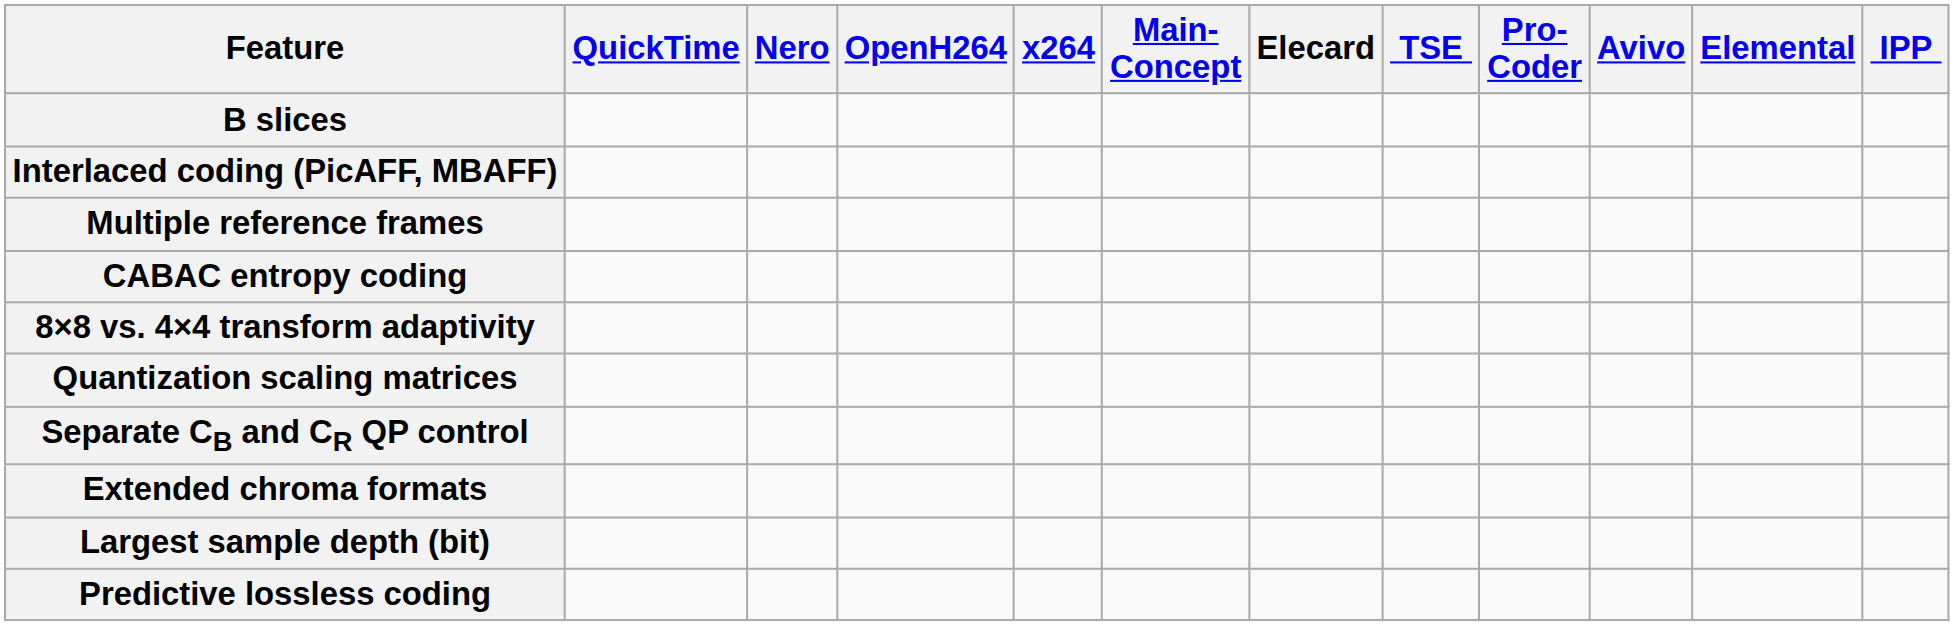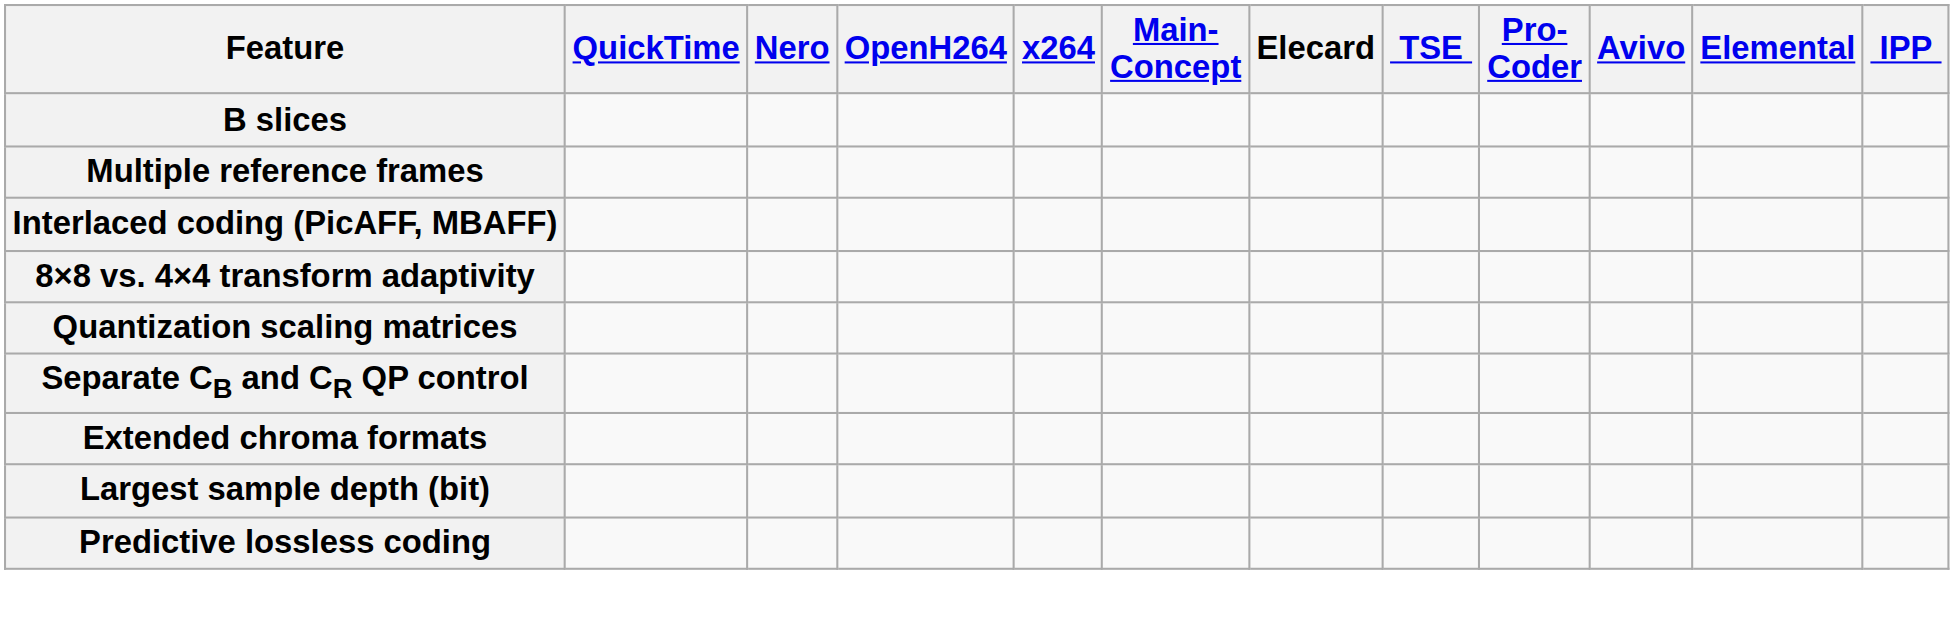rows swapped: (285, 223) <-> (285, 171)
- row: (285, 275)
